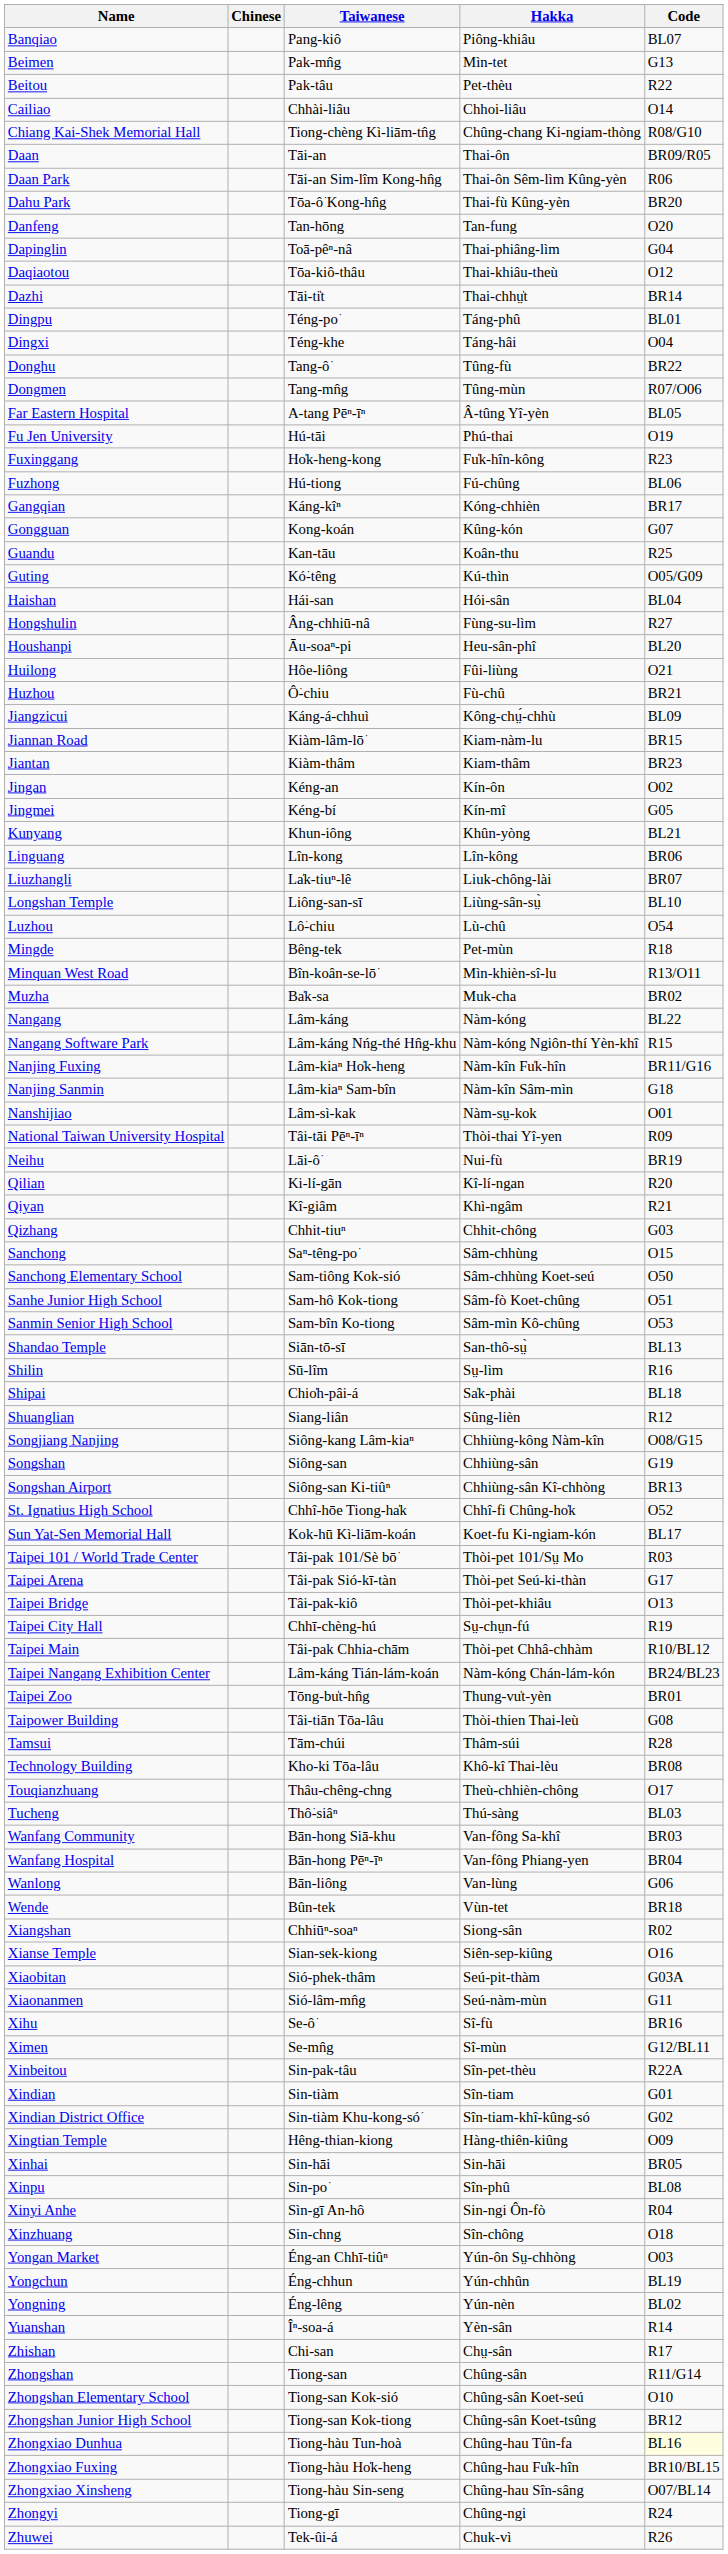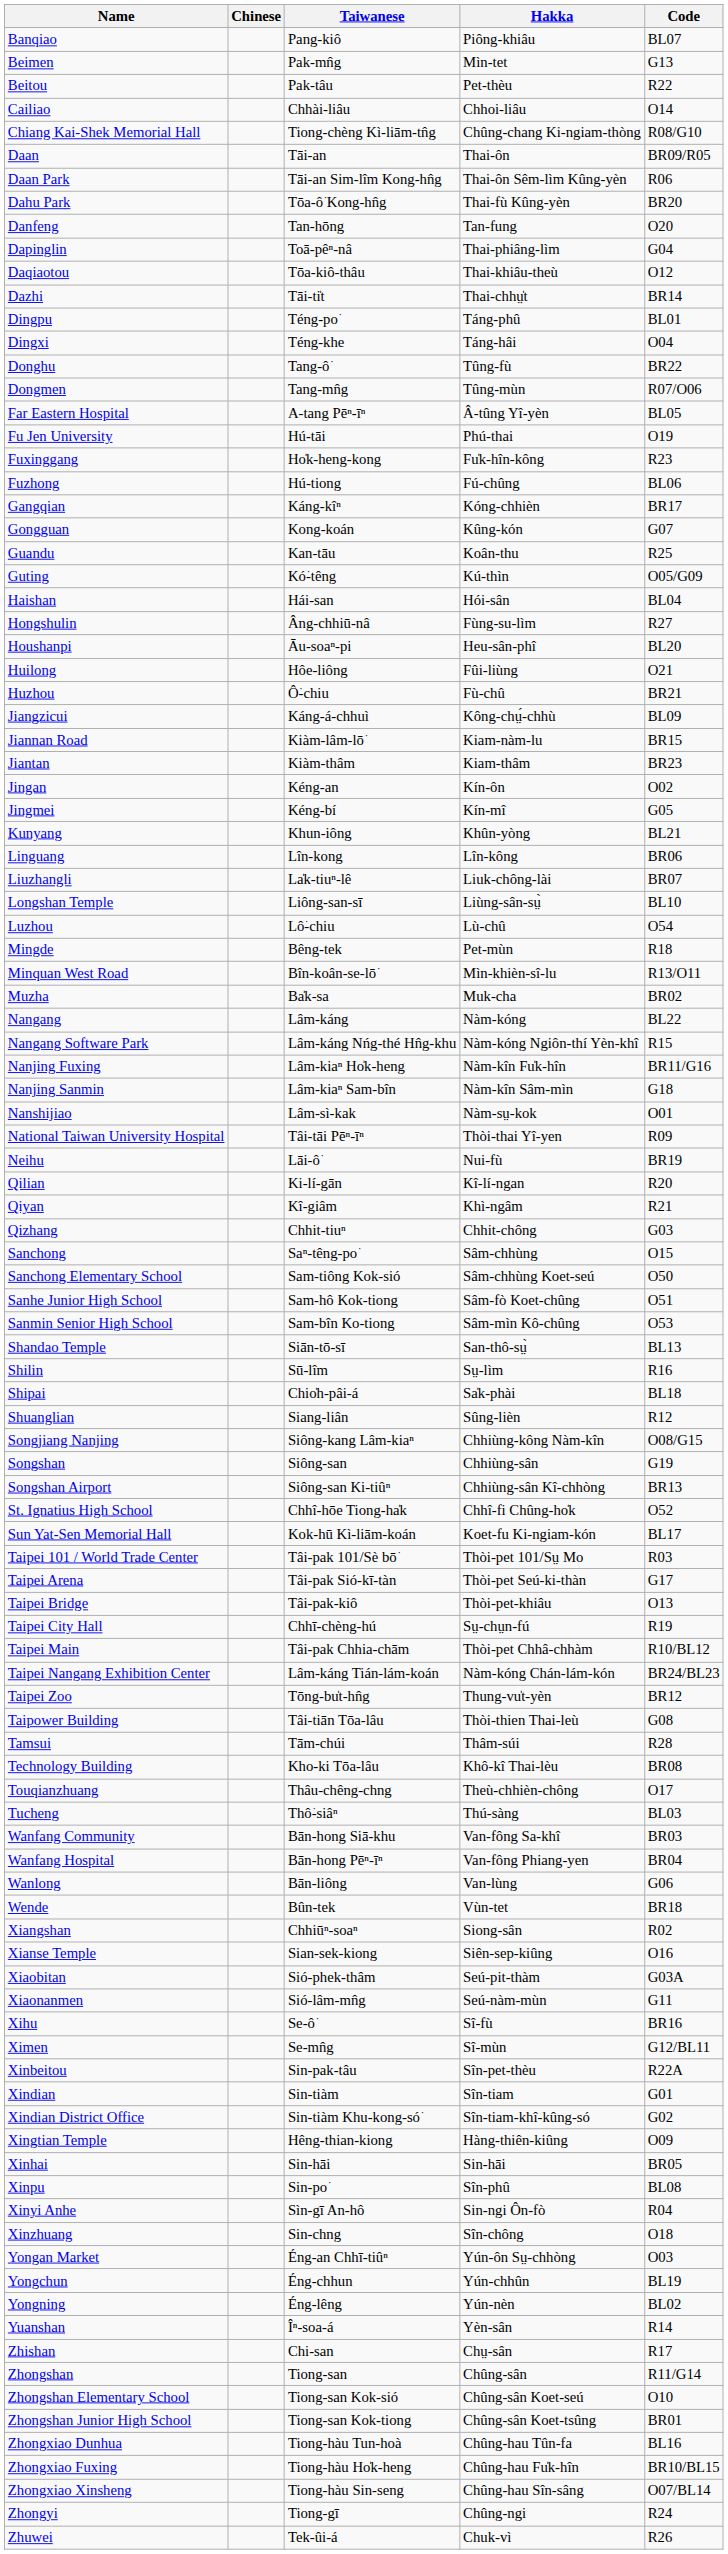(665, 1697) BR01 -> (665, 1697) BR12
(665, 2420) BR12 -> (665, 2420) BR01
(665, 2444) lightyellow background -> (665, 2444) no background
